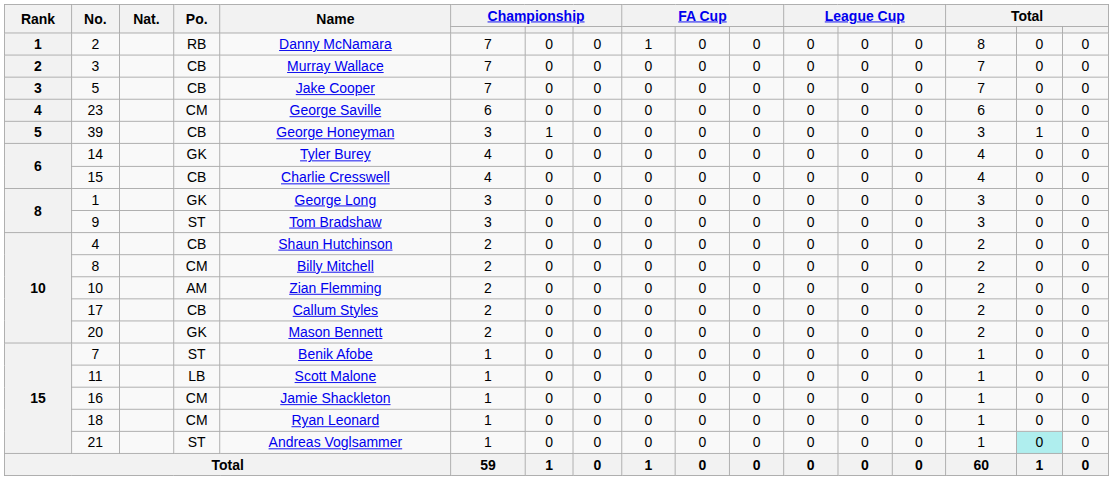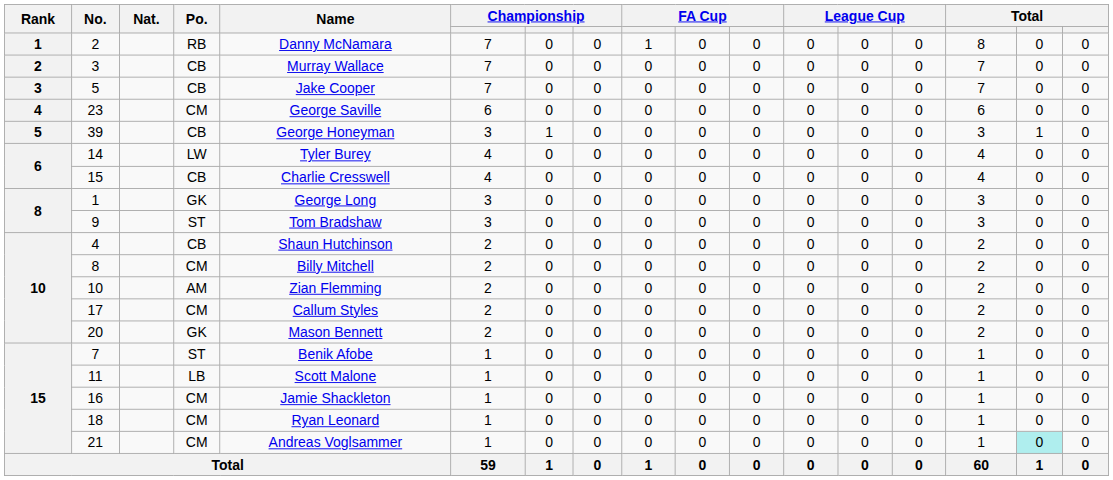(197, 155) GK -> (197, 155) LW
(197, 310) CB -> (197, 310) CM
(197, 443) ST -> (197, 443) CM
